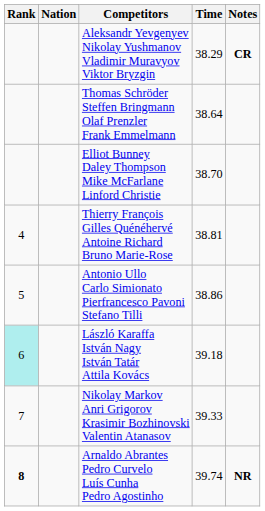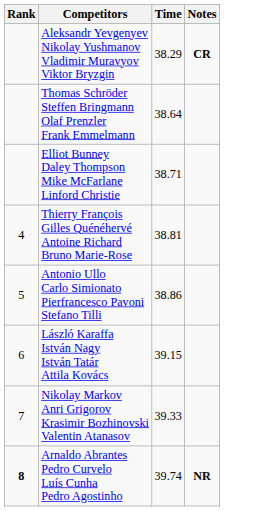- column: (59, 14)
(209, 174) 38.70 -> (168, 174) 38.71
(21, 355) paleturquoise background -> (21, 355) no background
(209, 355) 39.18 -> (168, 355) 39.15
